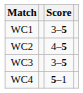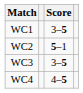(59, 46) 4–5 -> (59, 46) 5–1
(59, 79) 5–1 -> (59, 79) 4–5
